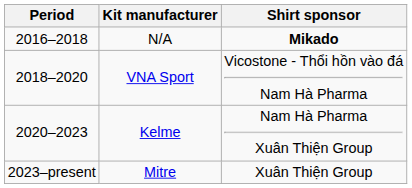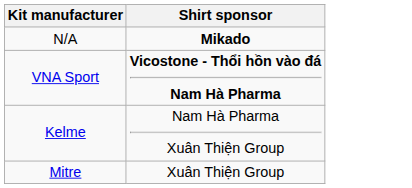- column: (52, 15)
(314, 77) normal -> (226, 77) bold
